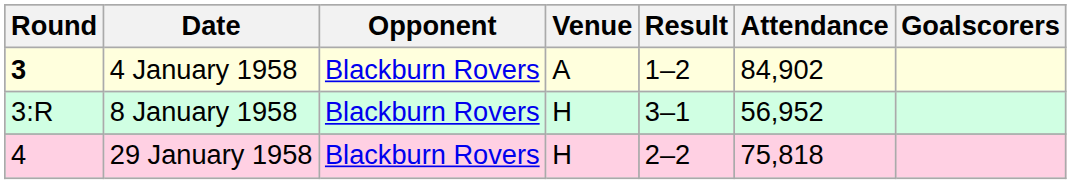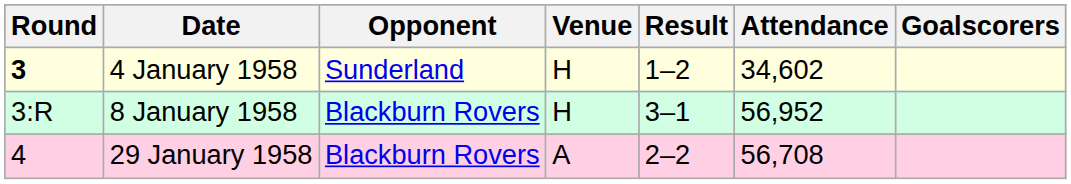(432, 69) Blackburn Rovers -> (395, 69) Sunderland
(561, 69) A -> (562, 69) H
(782, 69) 84,902 -> (782, 69) 34,602
(562, 155) H -> (561, 155) A
(782, 155) 75,818 -> (782, 155) 56,708
